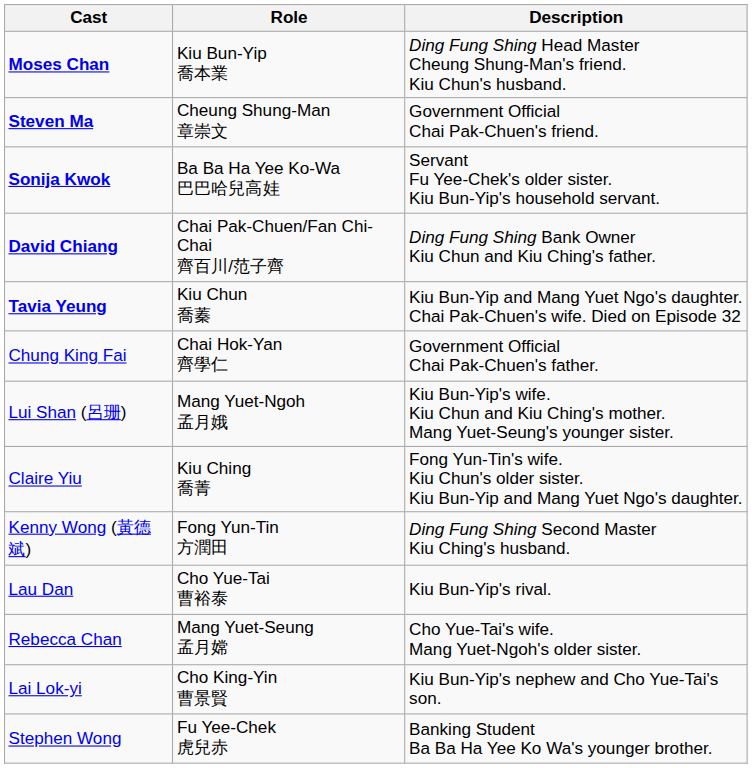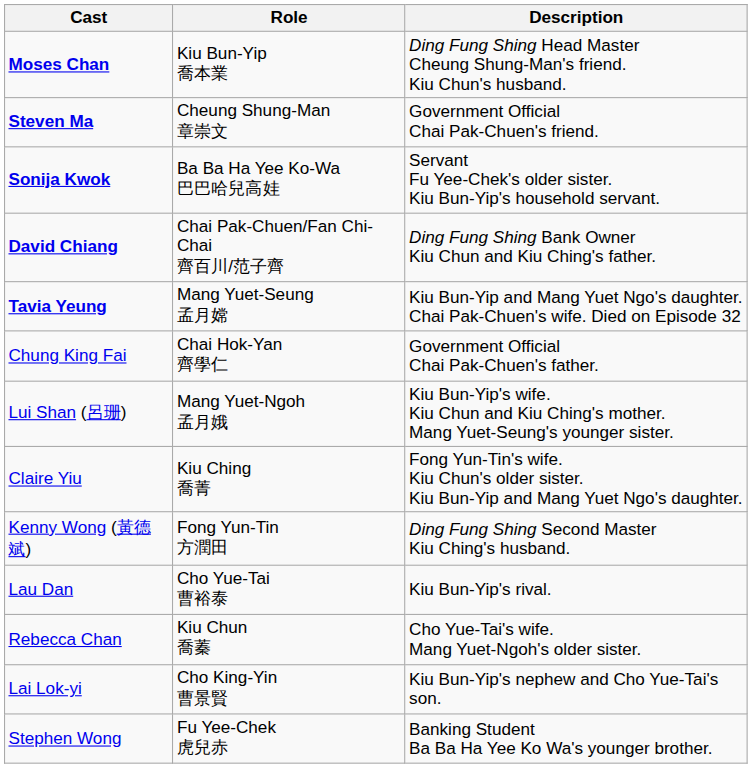(212, 305) Kiu Chun 喬蓁 -> (245, 305) Mang Yuet-Seung 孟月嫦
(245, 638) Mang Yuet-Seung 孟月嫦 -> (212, 638) Kiu Chun 喬蓁
